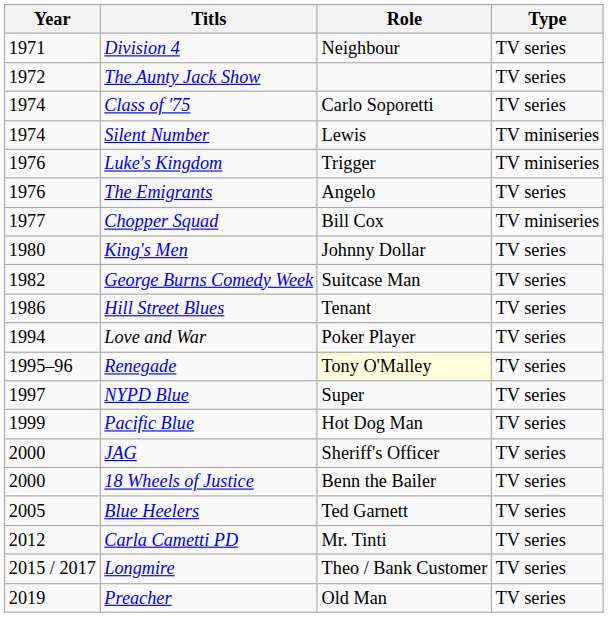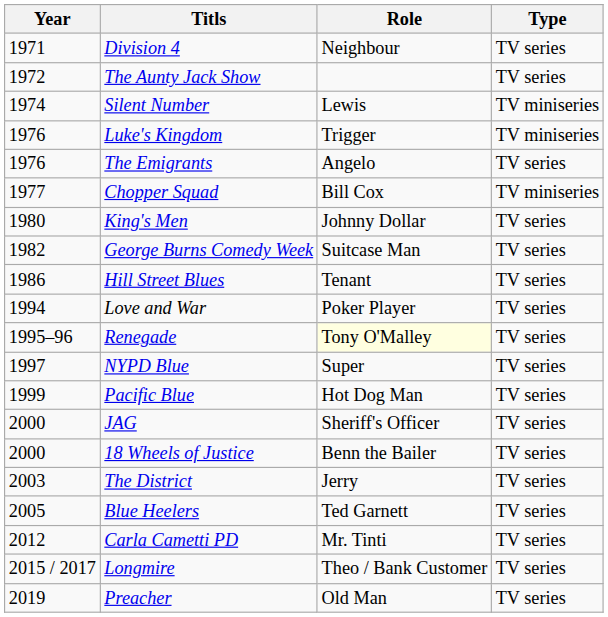- row: (147, 105)
+ row: (148, 481)
